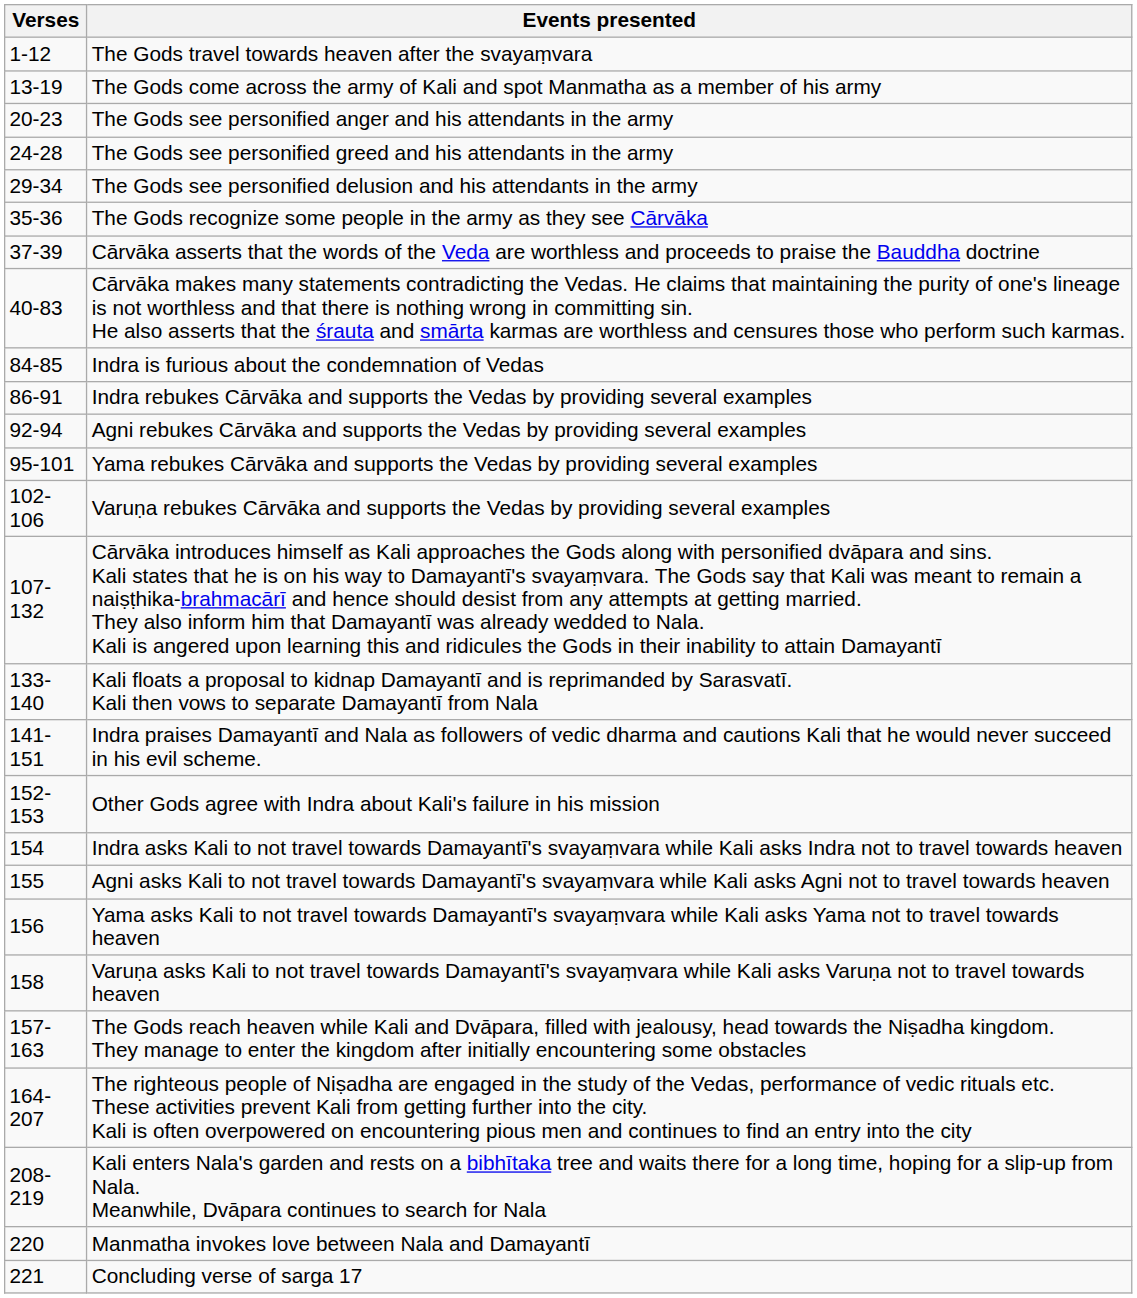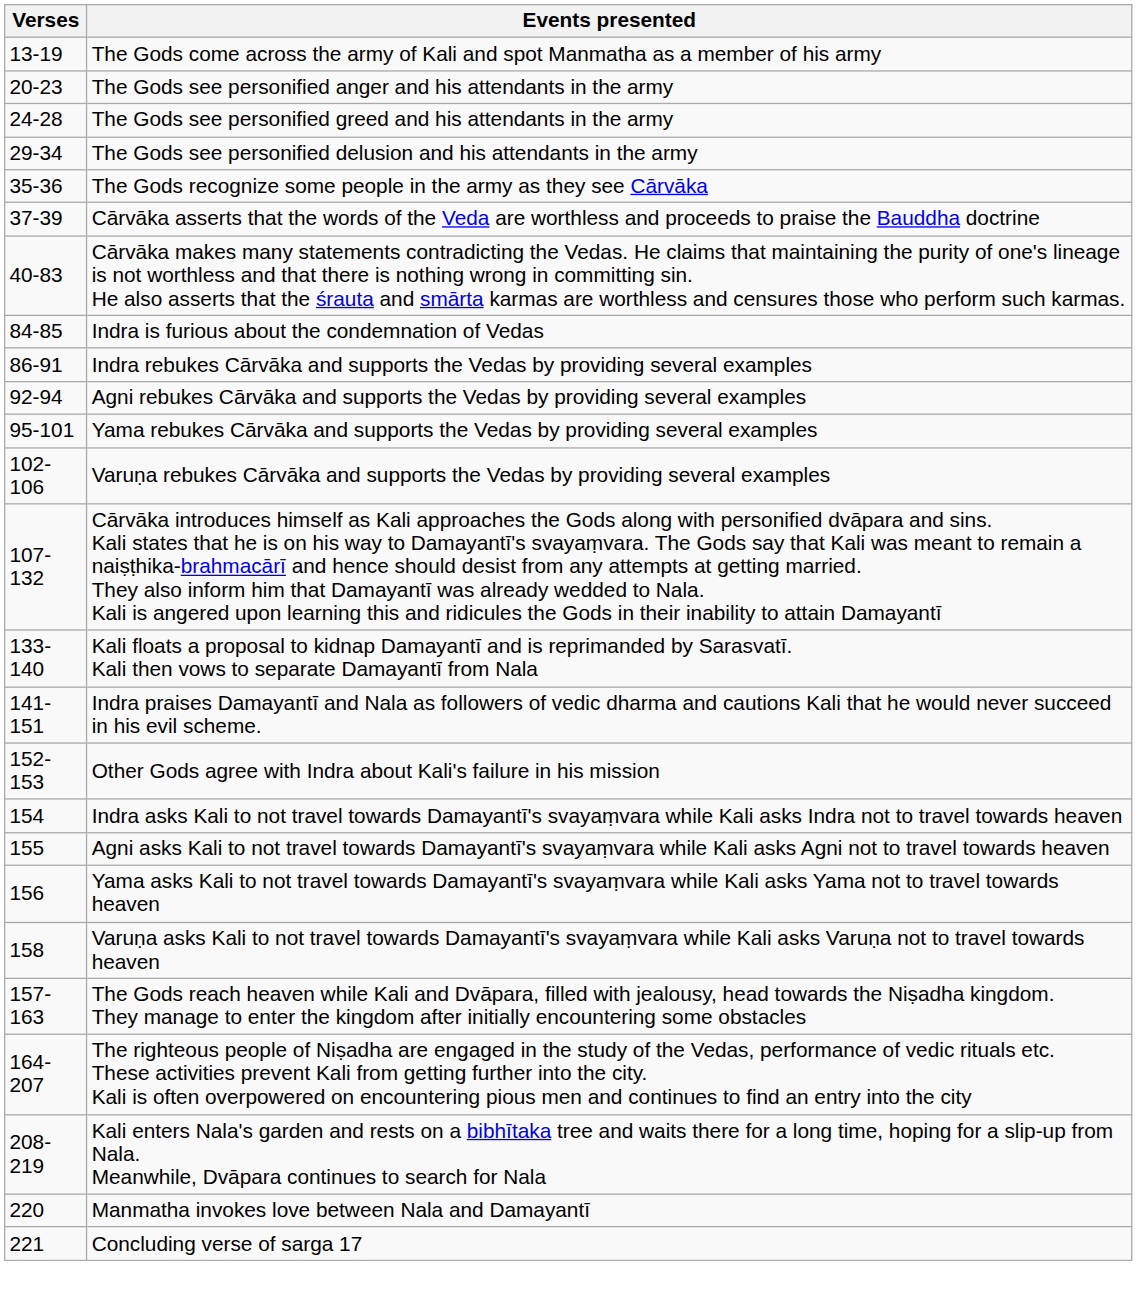- row: (342, 53)
